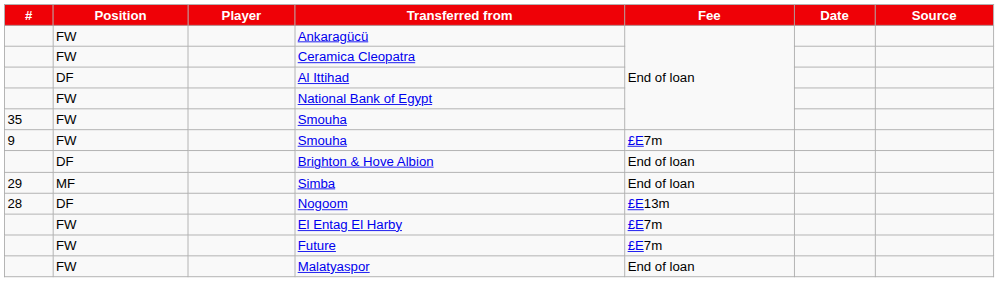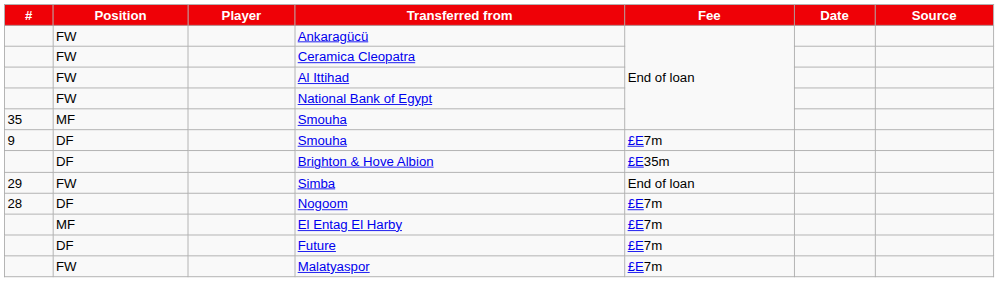(65, 78) DF -> (66, 78) FW
(66, 120) FW -> (65, 120) MF
(66, 141) FW -> (65, 141) DF
(661, 162) End of loan -> (649, 162) £E35m
(65, 183) MF -> (66, 183) FW
(649, 203) £E13m -> (645, 203) £E7m
(66, 224) FW -> (65, 224) MF
(66, 245) FW -> (65, 245) DF
(661, 266) End of loan -> (645, 266) £E7m
